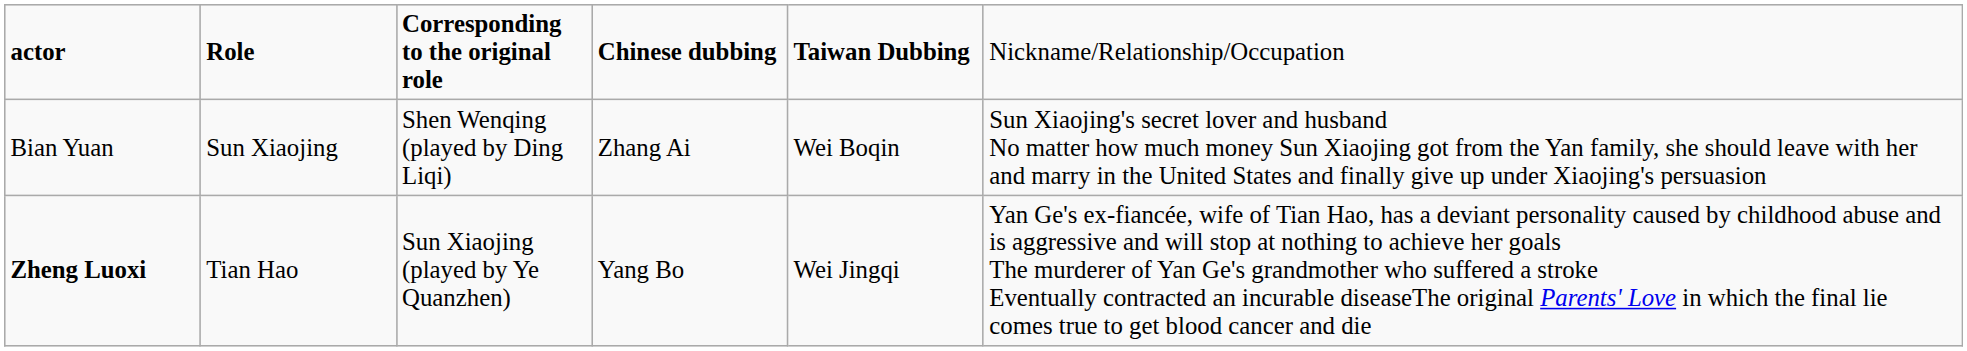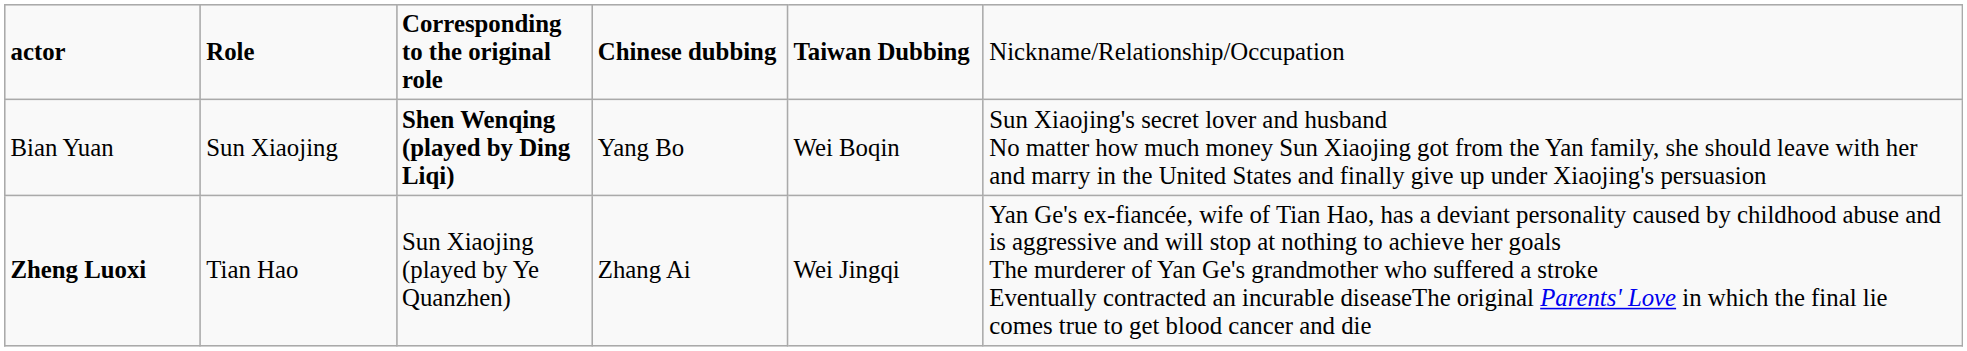(483, 147) normal -> (486, 147) bold
(644, 147) Zhang Ai -> (641, 147) Yang Bo
(641, 270) Yang Bo -> (644, 270) Zhang Ai
